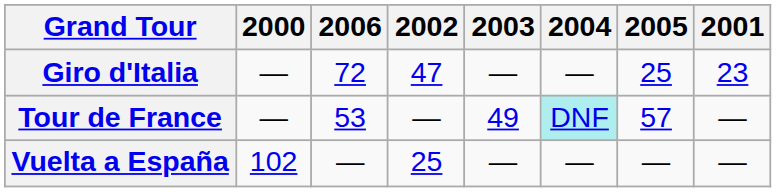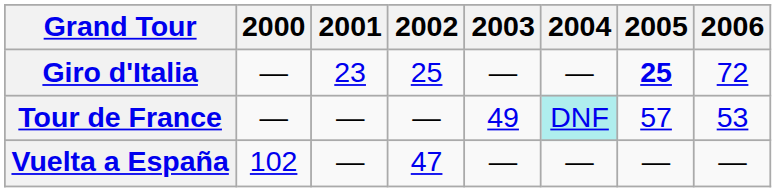columns swapped: (733, 27) <-> (350, 27)
(427, 72) 47 -> (427, 72) 25
(656, 72) normal -> (656, 72) bold
(427, 162) 25 -> (427, 162) 47
